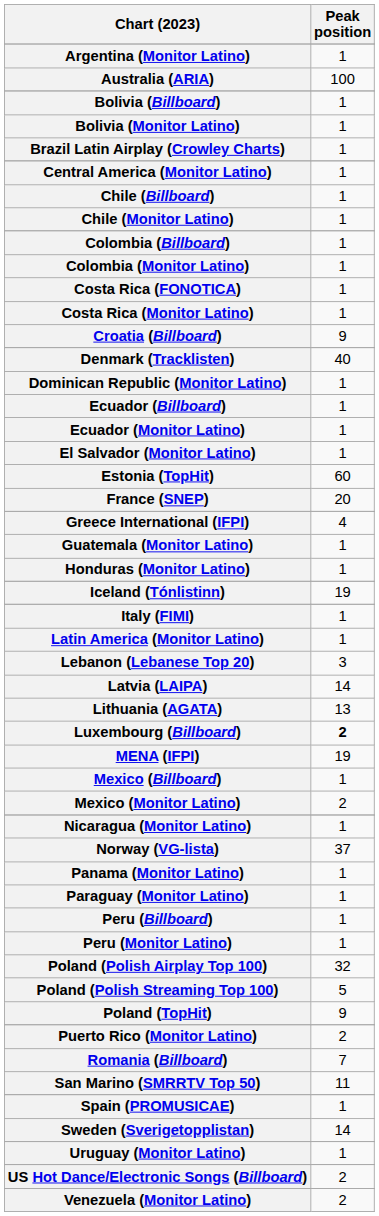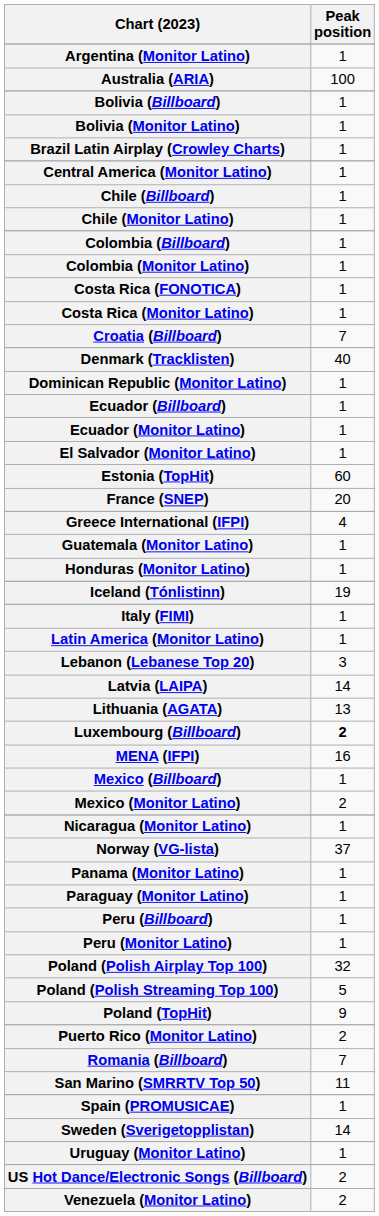(343, 336) 9 -> (343, 336) 7
(343, 756) 19 -> (343, 756) 16
